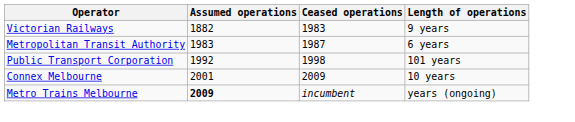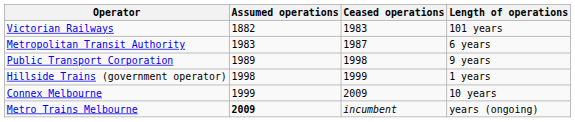(428, 29) 9 years -> (476, 29) 101 years
(202, 61) 1992 -> (243, 61) 1989
(434, 61) 101 years -> (470, 61) 9 years
+ row: (117, 77)
(202, 77) 2001 -> (243, 93) 1999
